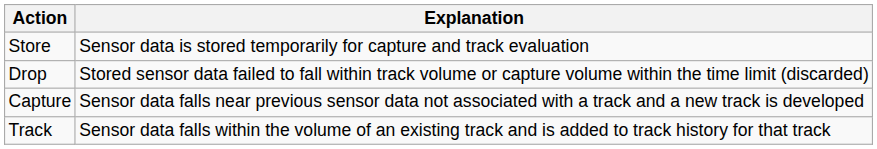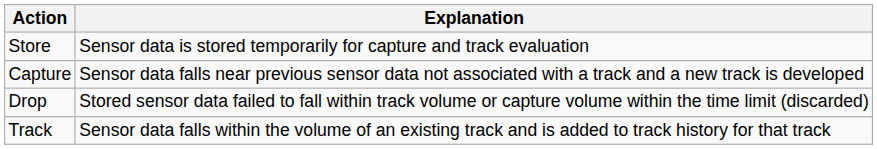rows swapped: (28, 74) <-> (40, 102)
